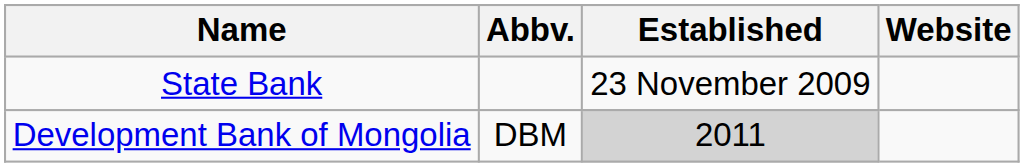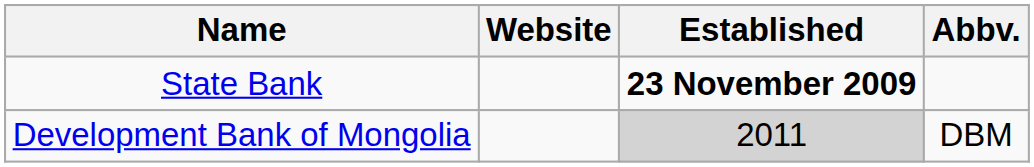columns swapped: (530, 30) <-> (949, 30)
(730, 82) normal -> (772, 82) bold
